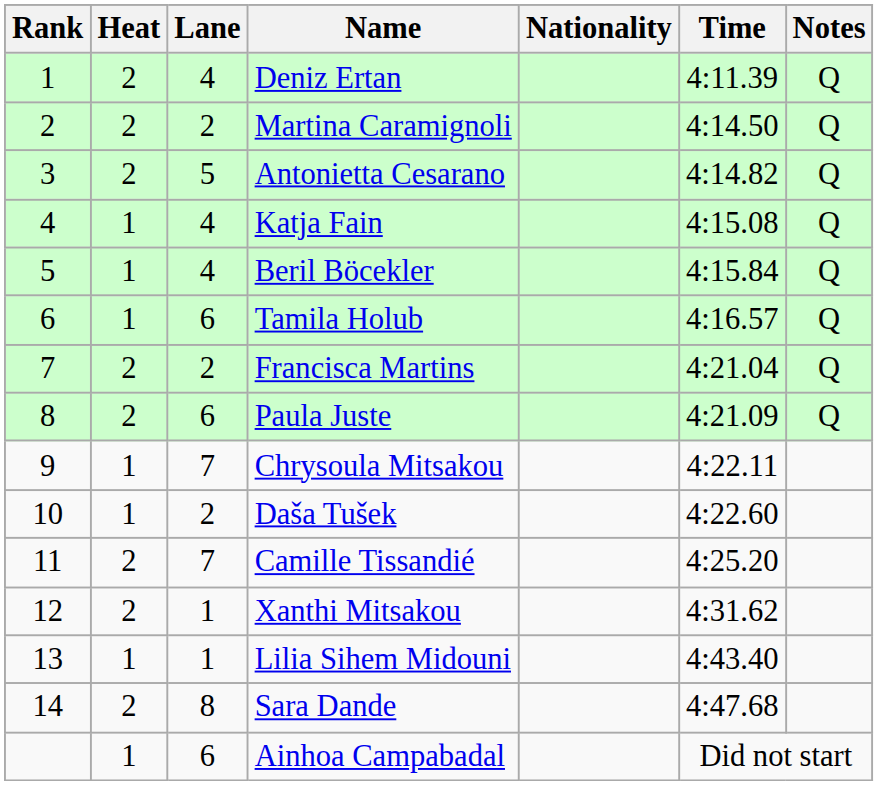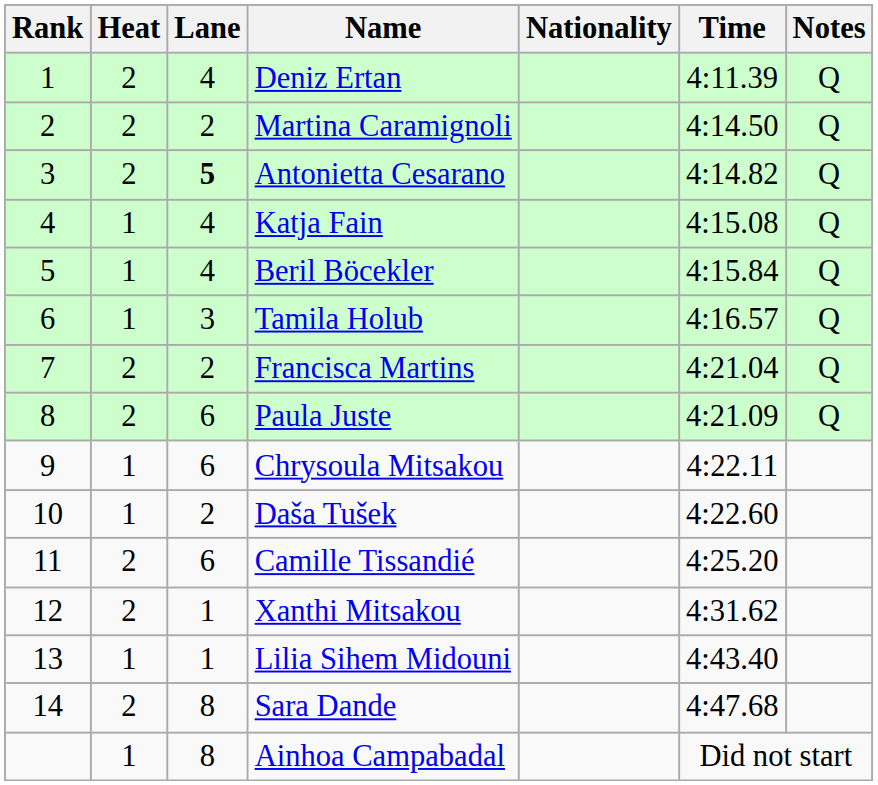(207, 174) normal -> (207, 174) bold
(207, 319) 6 -> (207, 319) 3
(207, 464) 7 -> (207, 464) 6
(207, 561) 7 -> (207, 561) 6
(207, 755) 6 -> (207, 755) 8
